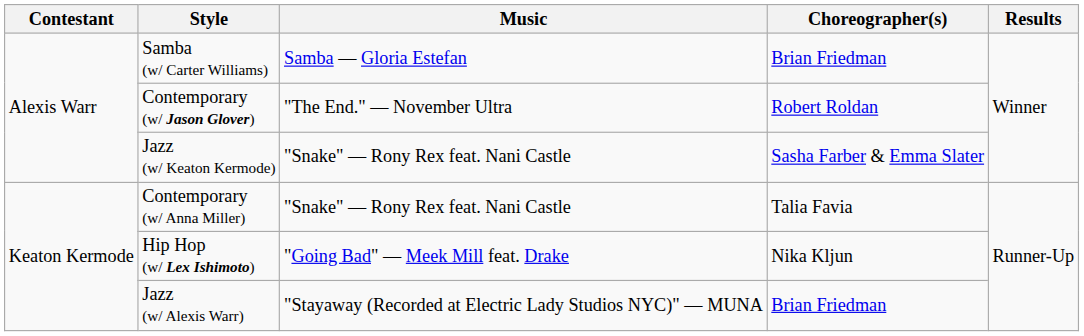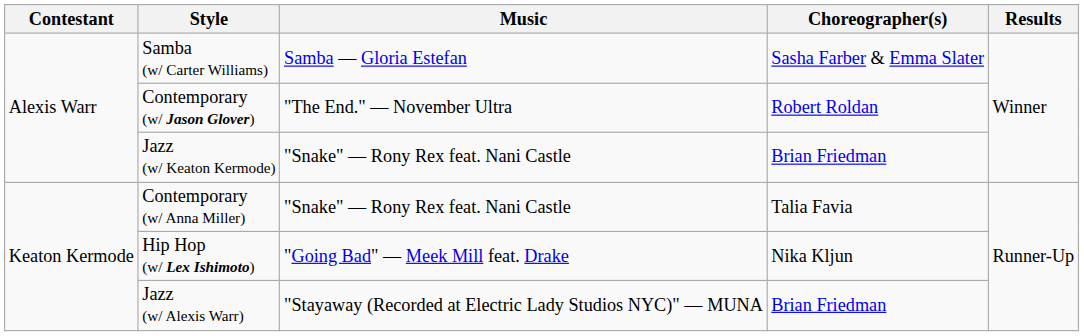(829, 58) Brian Friedman -> (878, 58) Sasha Farber & Emma Slater
(878, 157) Sasha Farber & Emma Slater -> (829, 157) Brian Friedman
